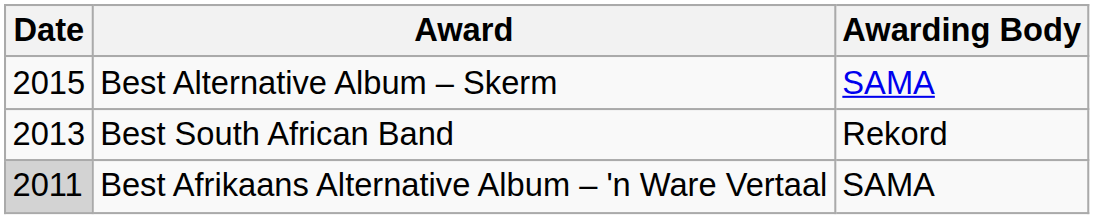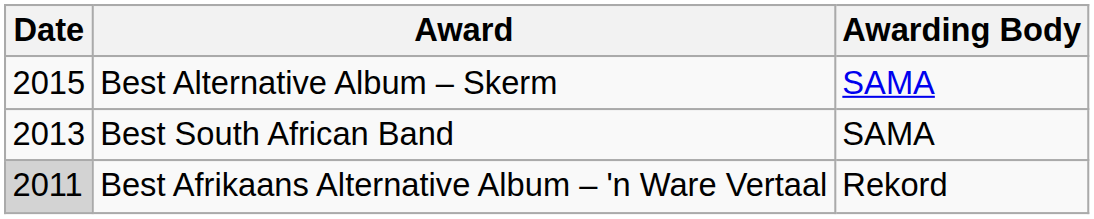(895, 133) Rekord -> (889, 133) SAMA
(889, 185) SAMA -> (895, 185) Rekord
